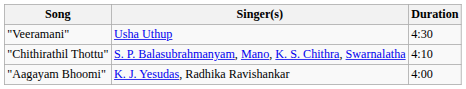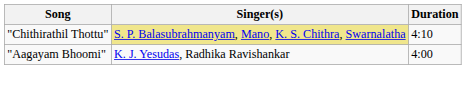- row: (38, 34)
(260, 54) no background -> (260, 34) khaki background
